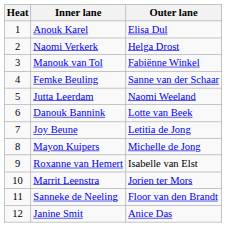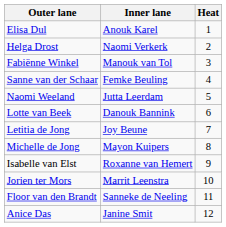columns swapped: (18, 12) <-> (174, 12)
